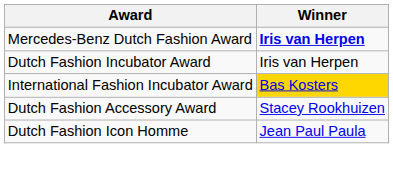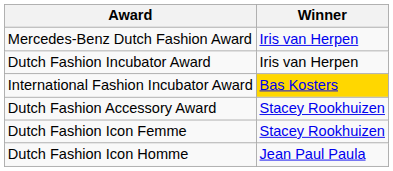(312, 39) bold -> (309, 39) normal
+ row: (97, 131)
